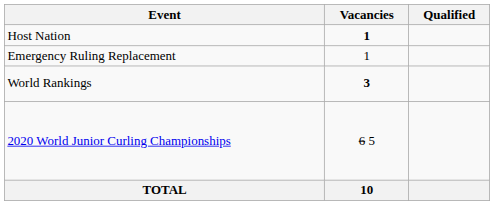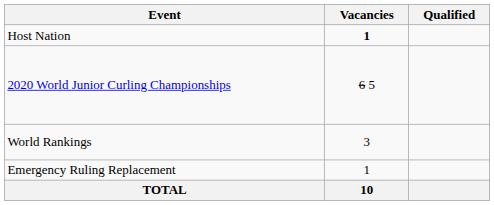rows swapped: (119, 140) <-> (91, 55)
(367, 83) bold -> (367, 142) normal
